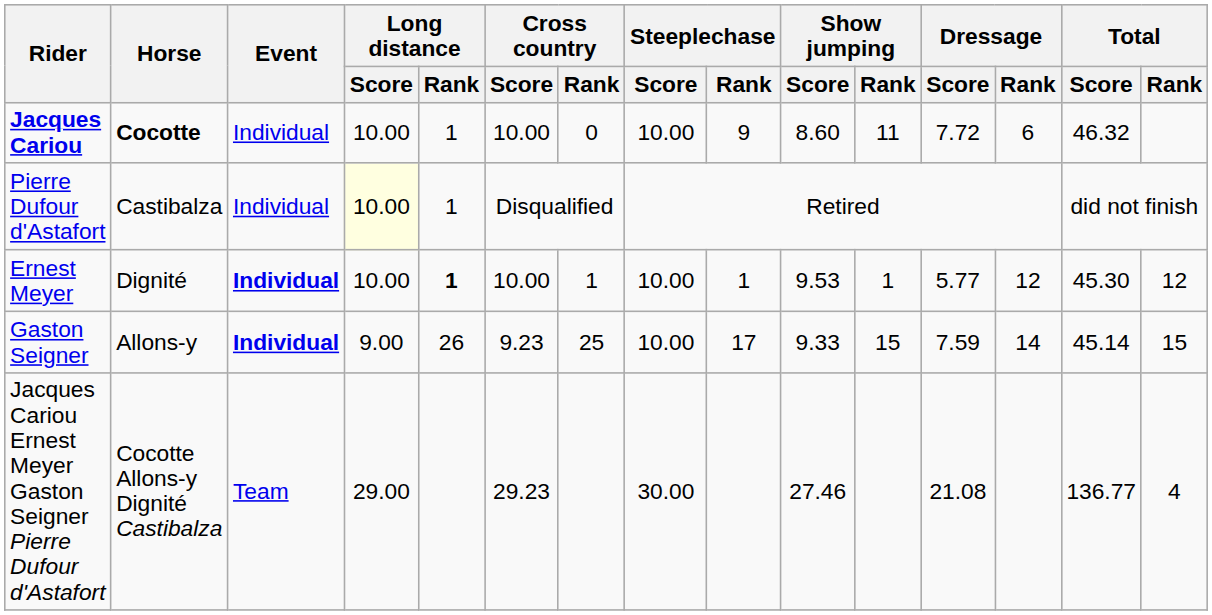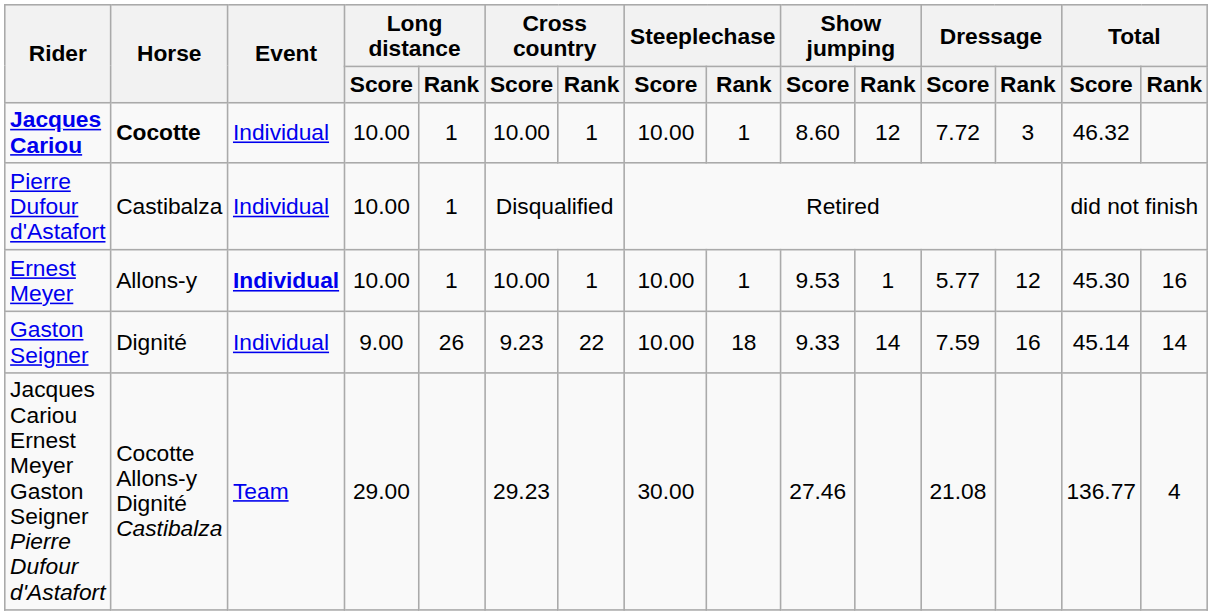(592, 133) 0 -> (592, 133) 1
(744, 133) 9 -> (744, 133) 1
(888, 133) 11 -> (888, 133) 12
(1028, 133) 6 -> (1028, 133) 3
(381, 207) lightyellow background -> (381, 207) no background
(152, 281) Dignité -> (157, 281) Allons-y
(451, 281) bold -> (451, 281) normal
(1174, 281) 12 -> (1174, 281) 16
(157, 342) Allons-y -> (152, 342) Dignité
(286, 342) bold -> (281, 342) normal
(592, 342) 25 -> (592, 342) 22
(744, 342) 17 -> (744, 342) 18
(888, 342) 15 -> (888, 342) 14
(1028, 342) 14 -> (1028, 342) 16
(1174, 342) 15 -> (1174, 342) 14
